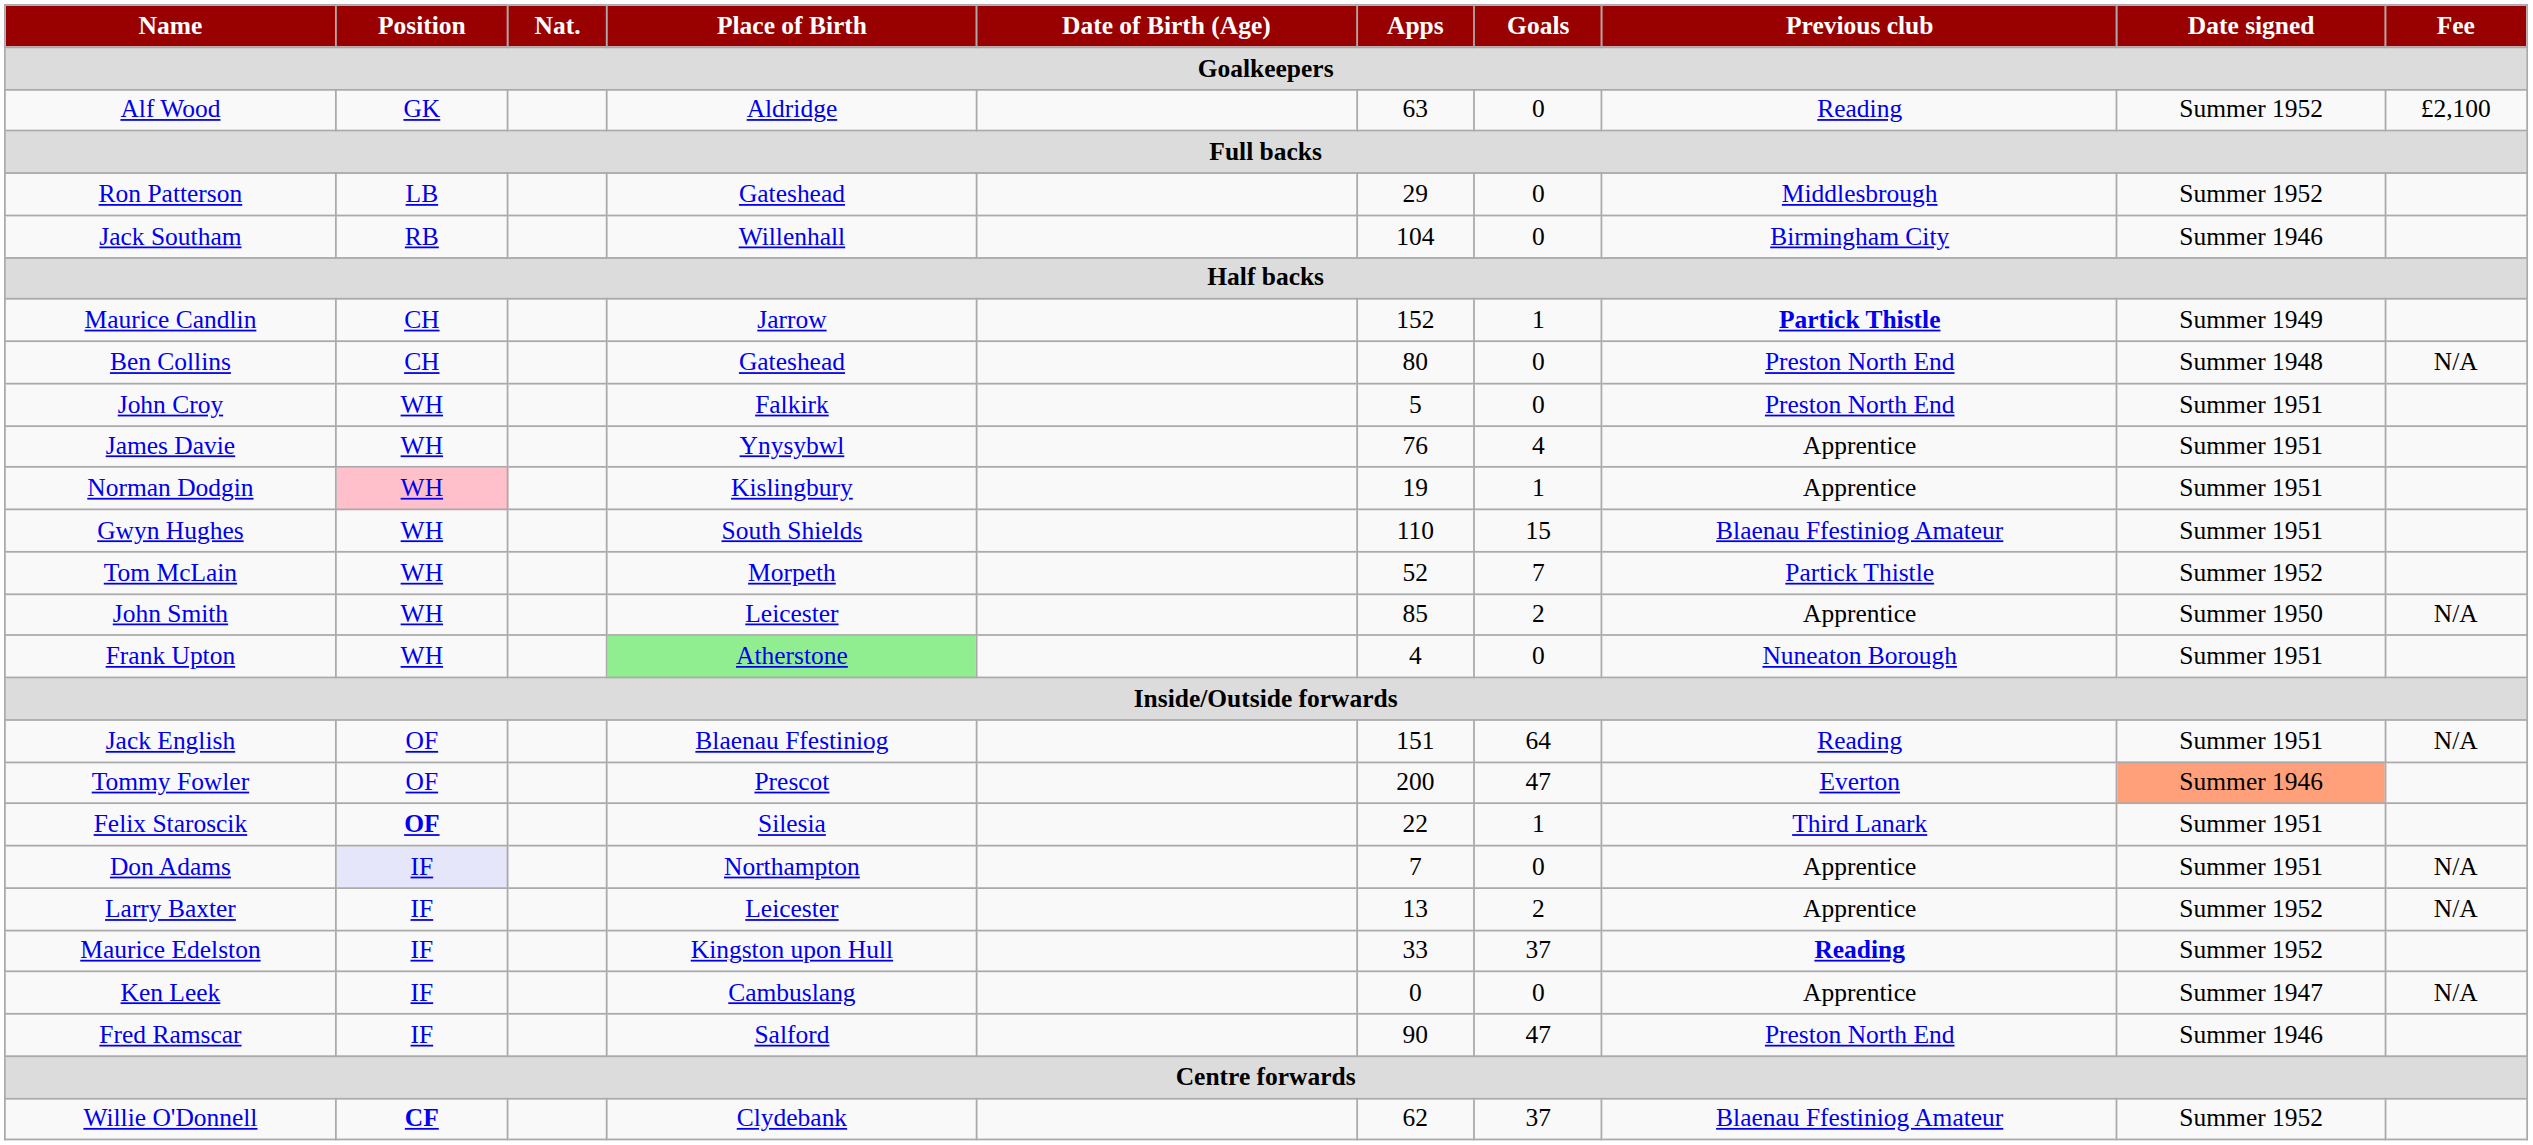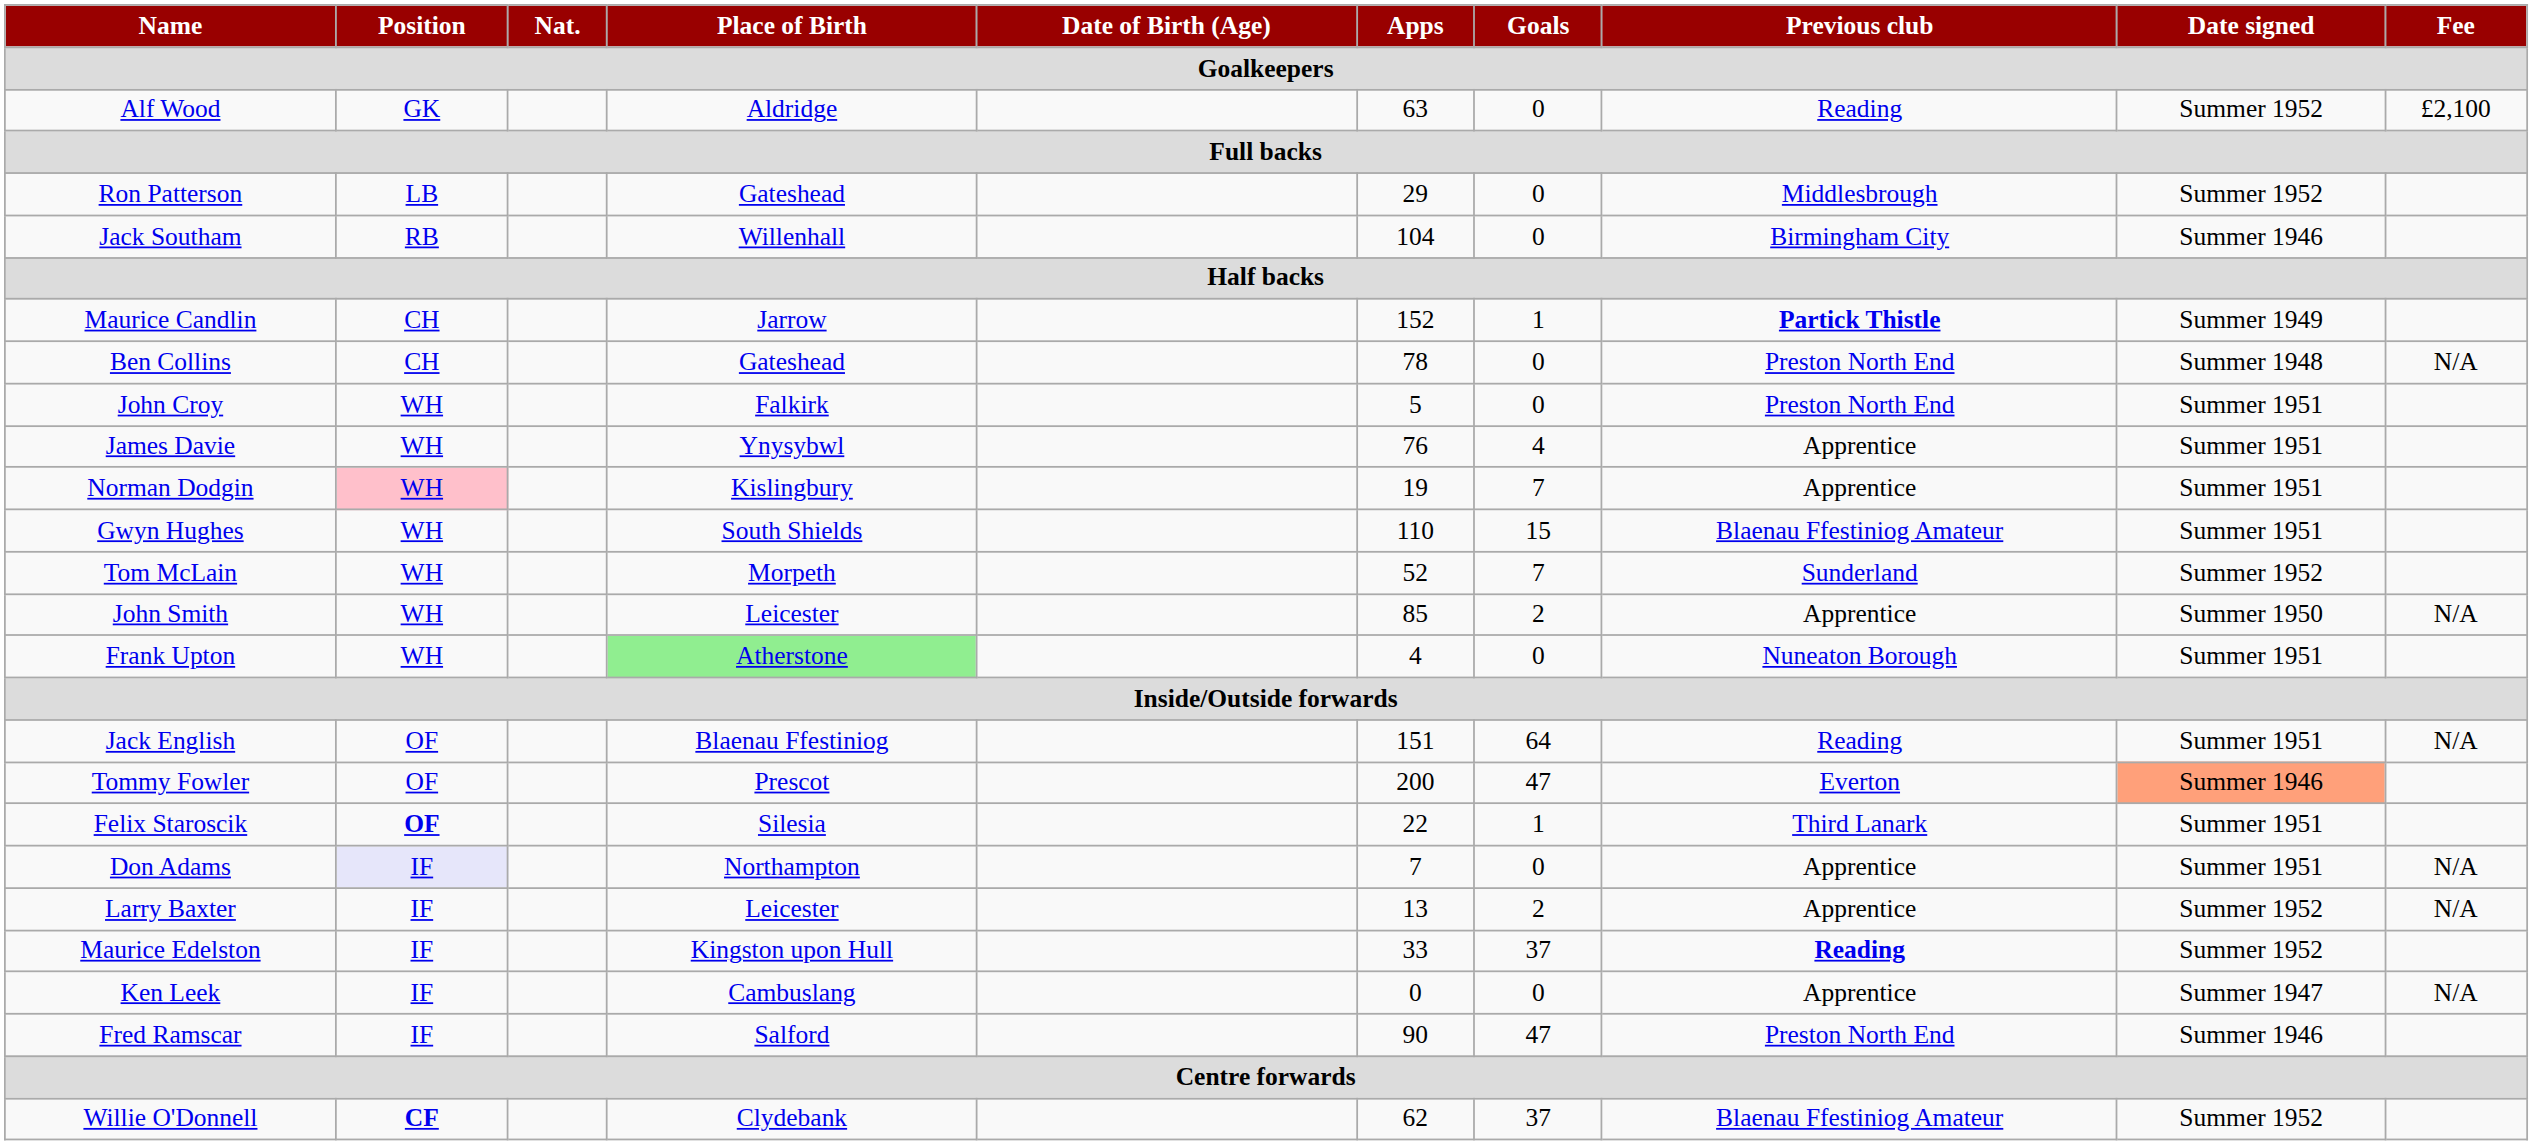(1415, 362) 80 -> (1415, 362) 78
(1538, 488) 1 -> (1538, 488) 7
(1860, 572) Partick Thistle -> (1860, 572) Sunderland
